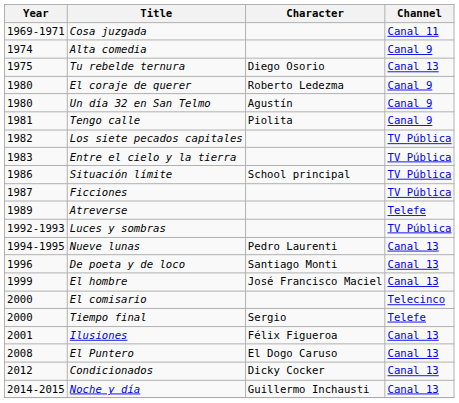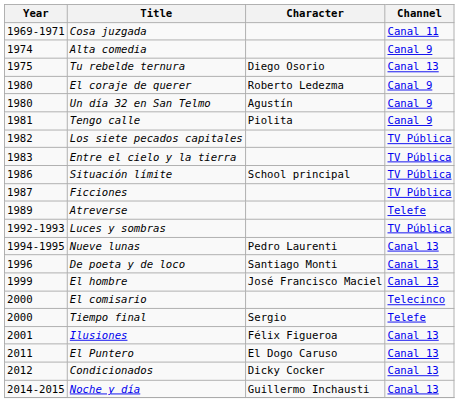(20, 353) 2008 -> (20, 353) 2011
